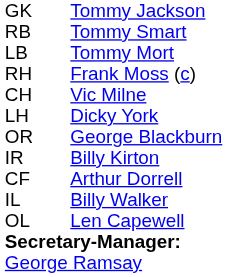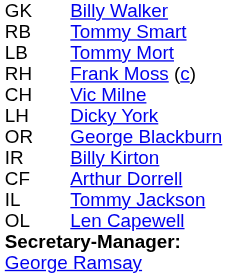(138, 10) Tommy Jackson -> (119, 10) Billy Walker
(119, 199) Billy Walker -> (138, 199) Tommy Jackson
